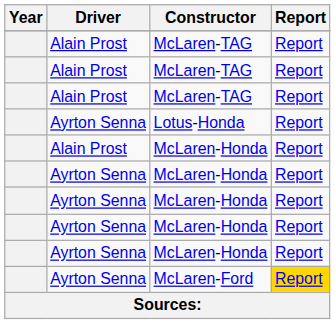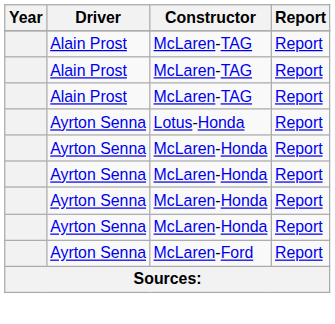- row: (89, 148)
(299, 279) gold background -> (299, 253) no background
